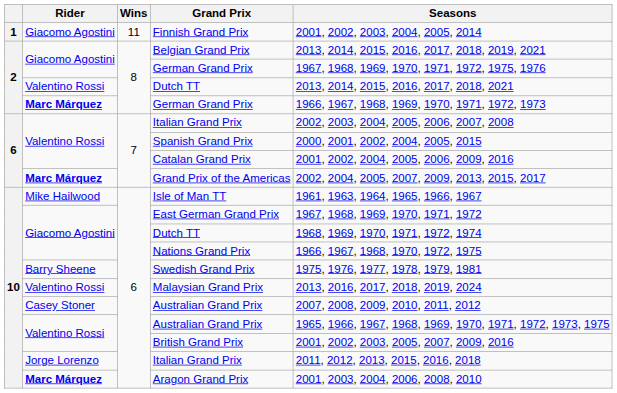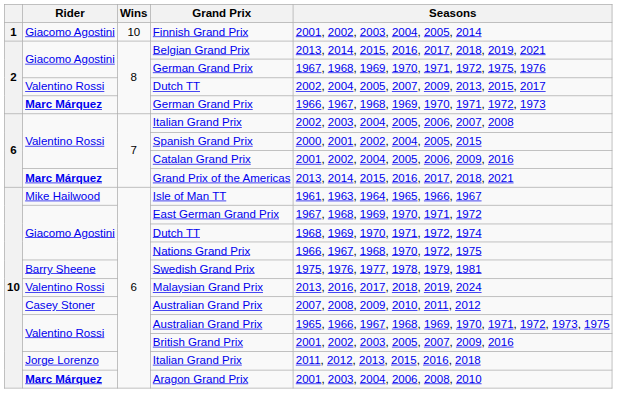(134, 31) 11 -> (134, 31) 10
(405, 86) 2013, 2014, 2015, 2016, 2017, 2018, 2021 -> (421, 86) 2002, 2004, 2005, 2007, 2009, 2013, 2015, 2017
(421, 178) 2002, 2004, 2005, 2007, 2009, 2013, 2015, 2017 -> (405, 178) 2013, 2014, 2015, 2016, 2017, 2018, 2021
